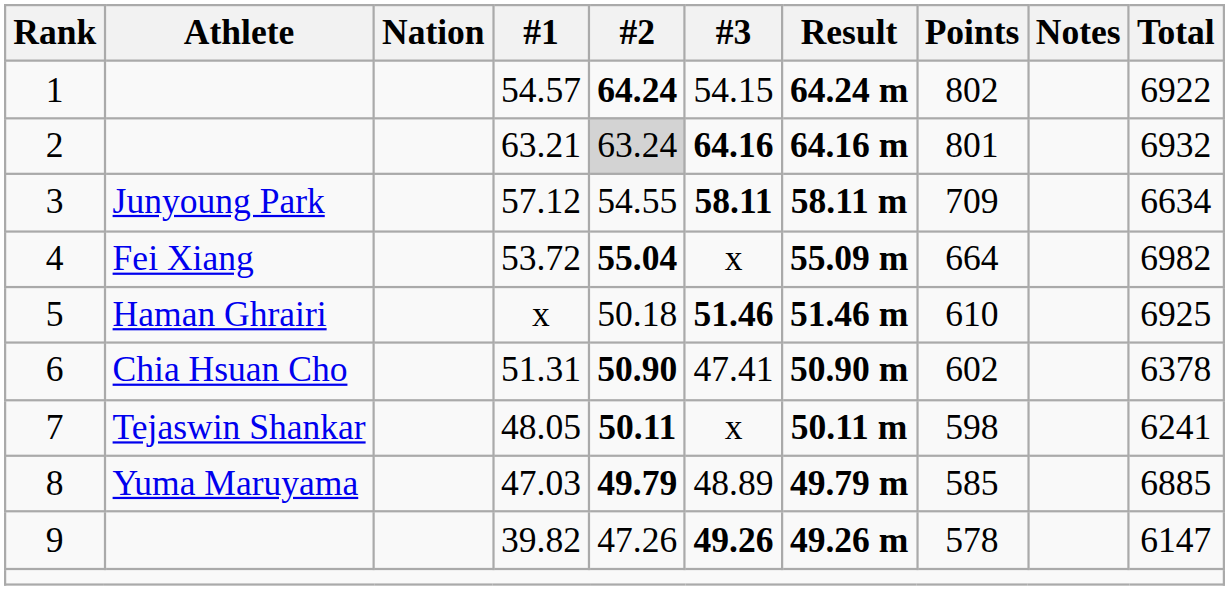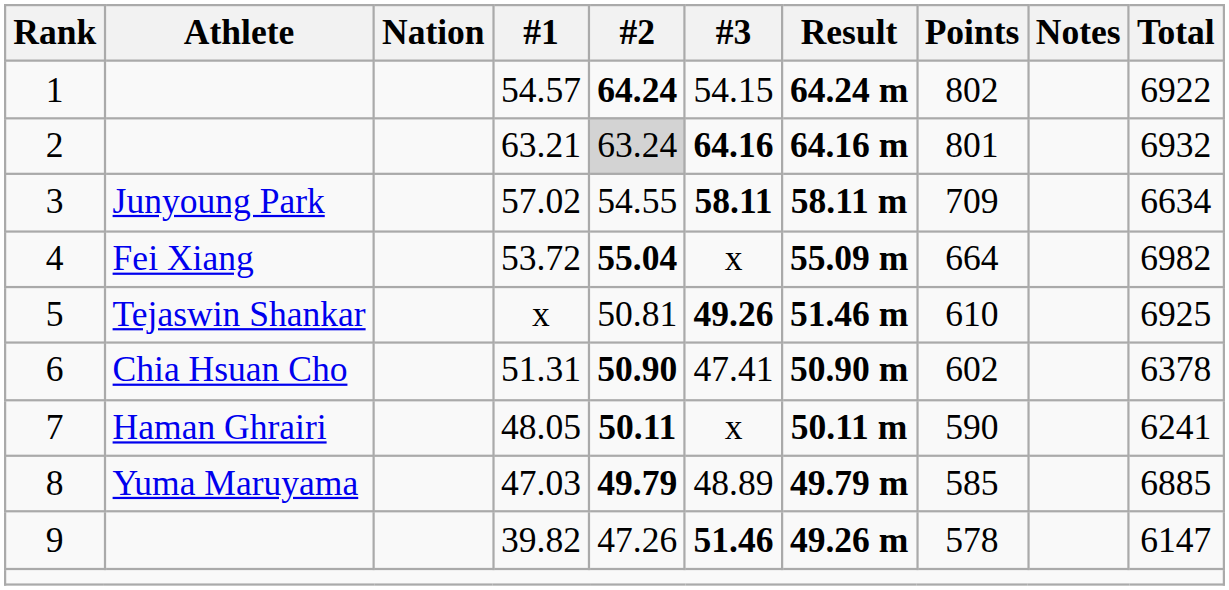(541, 201) 57.12 -> (541, 201) 57.02
(220, 314) Haman Ghrairi -> (239, 314) Tejaswin Shankar
(637, 314) 50.18 -> (637, 314) 50.81
(734, 314) 51.46 -> (734, 314) 49.26
(239, 426) Tejaswin Shankar -> (220, 426) Haman Ghrairi
(972, 426) 598 -> (972, 426) 590
(734, 539) 49.26 -> (734, 539) 51.46
